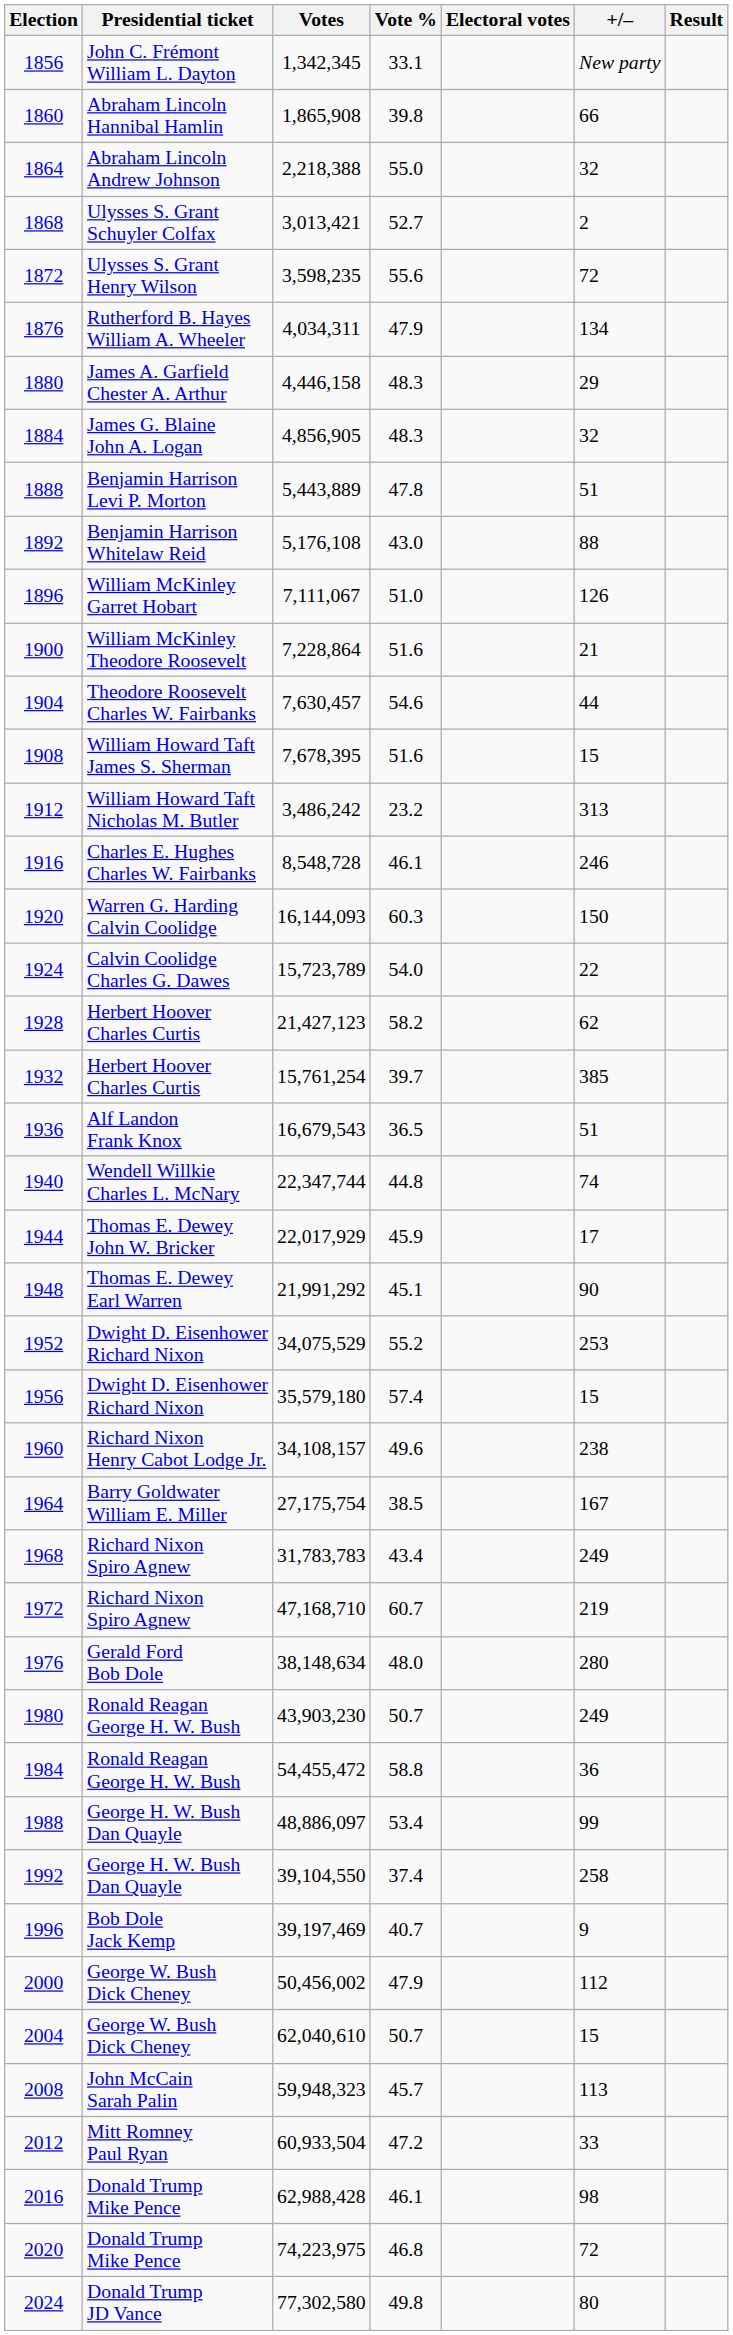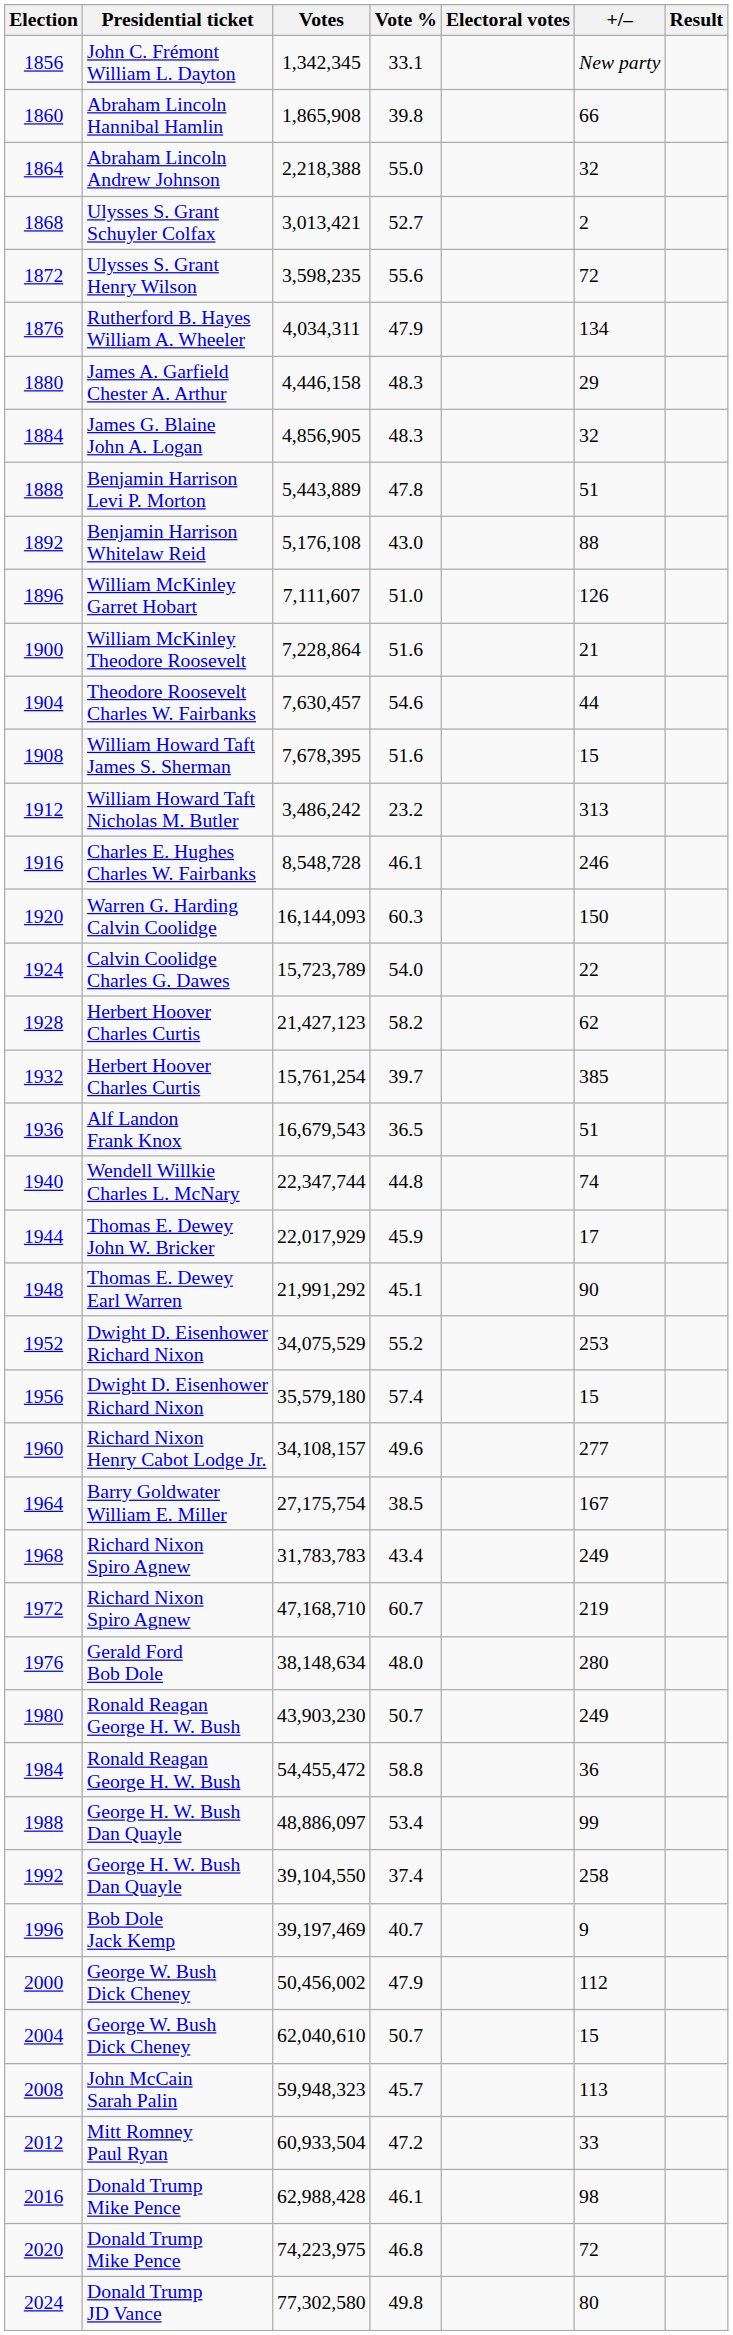(321, 595) 7,111,067 -> (321, 595) 7,111,607
(594, 1449) 238 -> (594, 1449) 277
